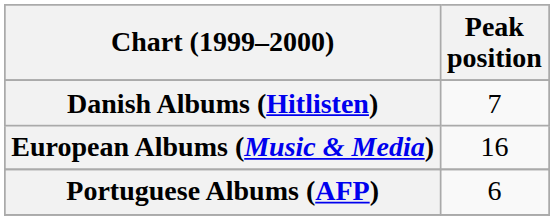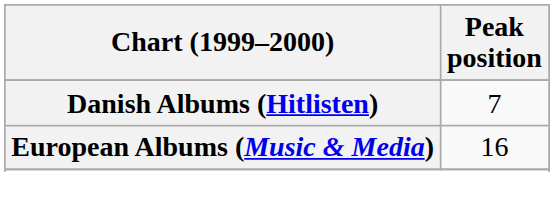- row: (223, 191)
